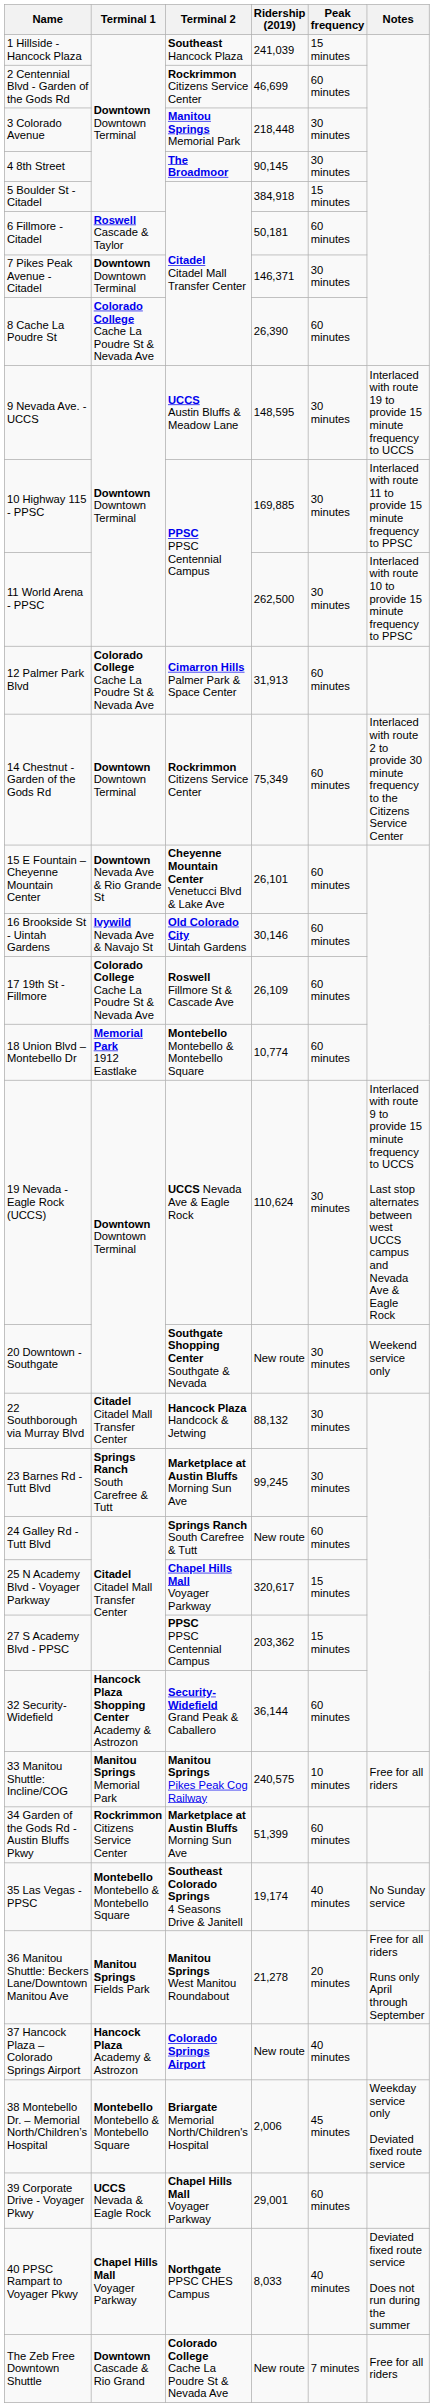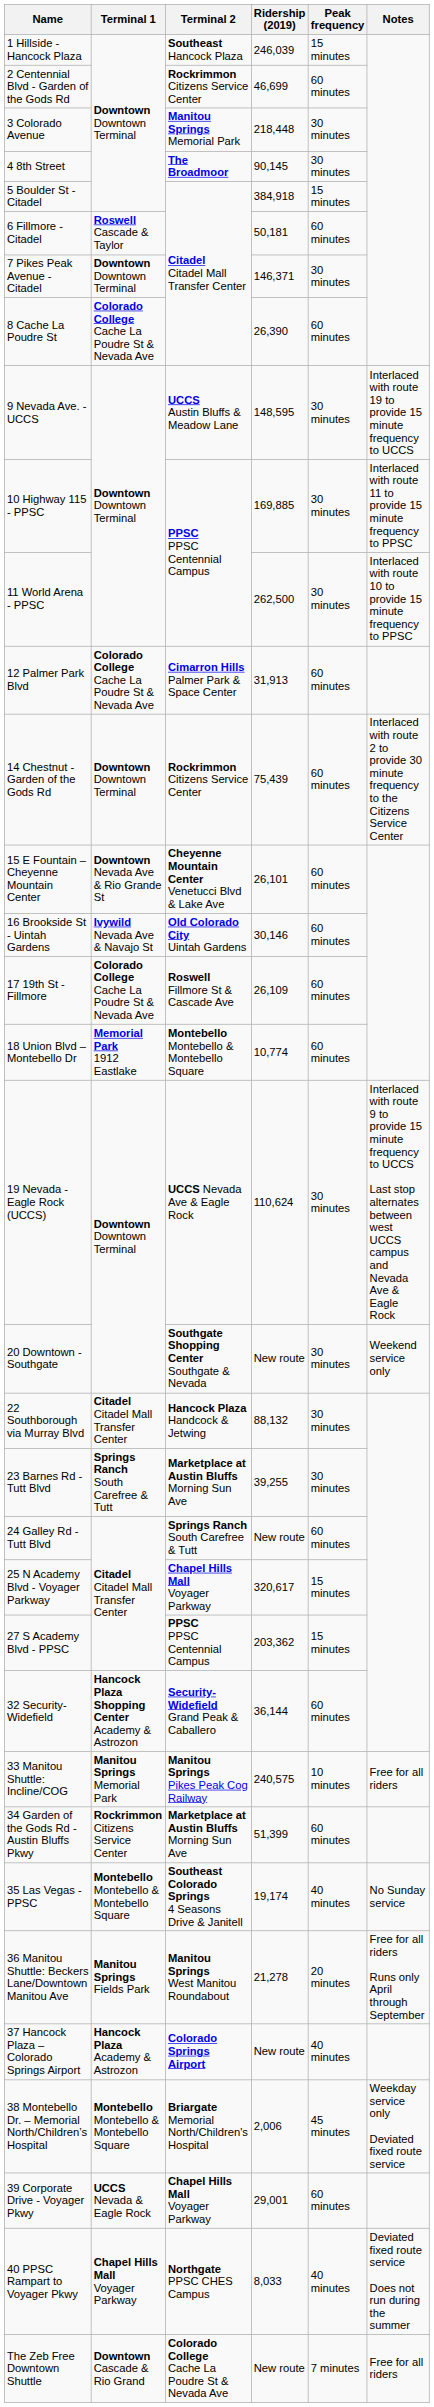(274, 50) 241,039 -> (274, 50) 246,039
(271, 779) 75,349 -> (271, 779) 75,439
(271, 1482) 99,245 -> (271, 1482) 39,255
